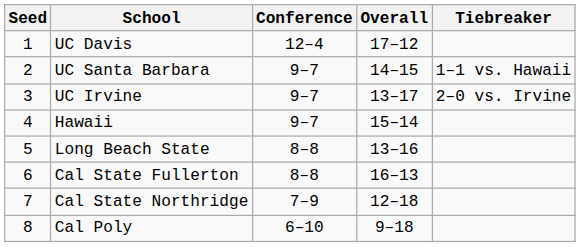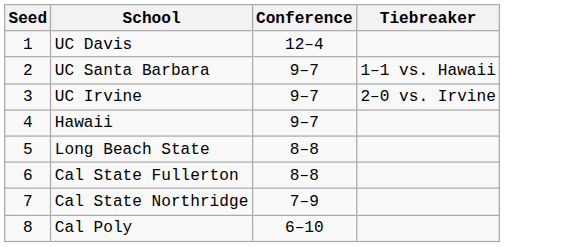- column: (394, 18)
